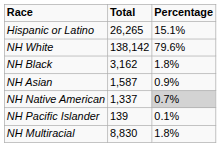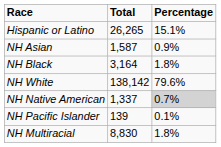rows swapped: (30, 47) <-> (30, 82)
(124, 64) 3,162 -> (124, 64) 3,164
